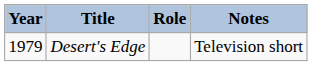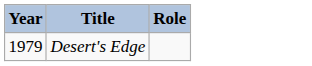- column: (249, 18)
